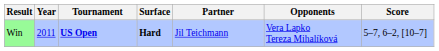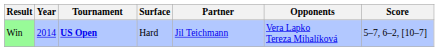(46, 33) 2011 -> (46, 33) 2014
(150, 33) bold -> (149, 33) normal
